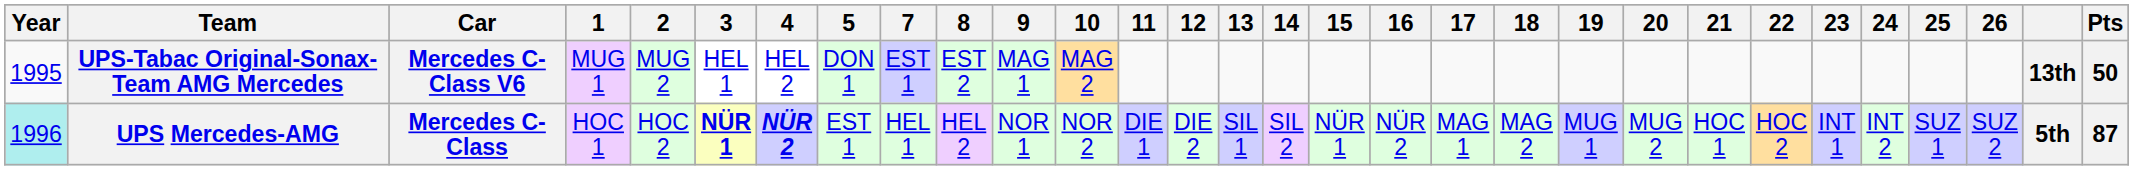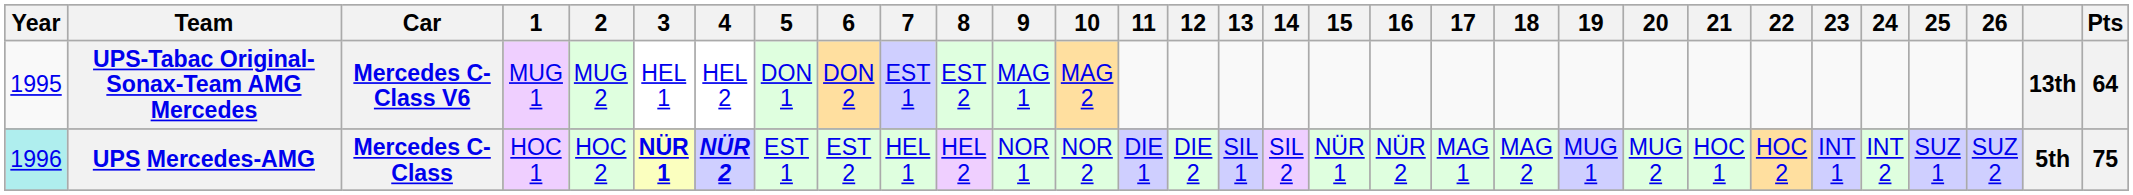+ column: (849, 23)
(2105, 72) 50 -> (2105, 85) 64
(2105, 134) 87 -> (2105, 159) 75
